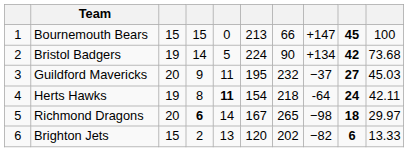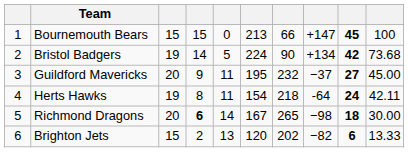(385, 75) 45.03 -> (385, 75) 45.00
(227, 95) bold -> (227, 95) normal
(385, 116) 29.97 -> (385, 116) 30.00
